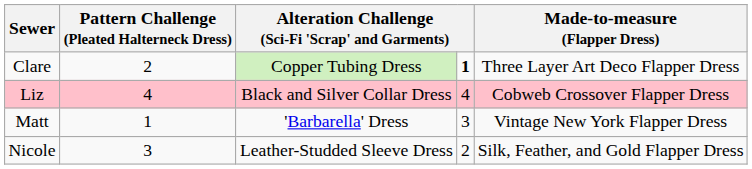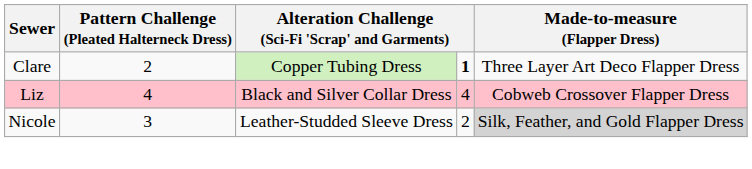- row: (32, 121)
(611, 149) no background -> (611, 121) lightgrey background
